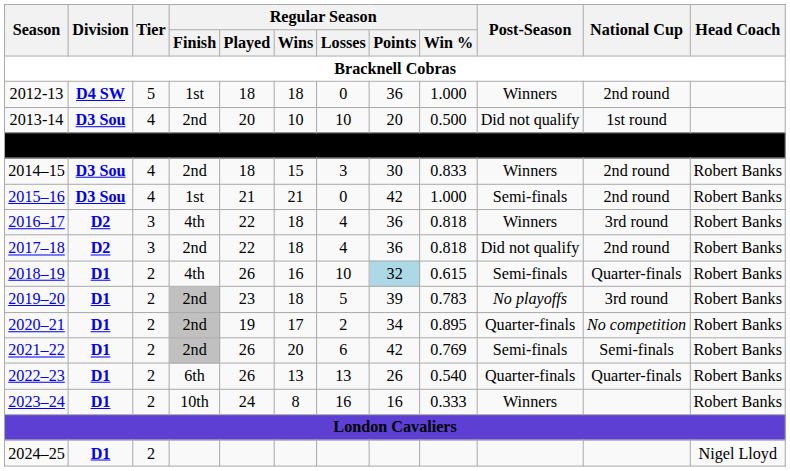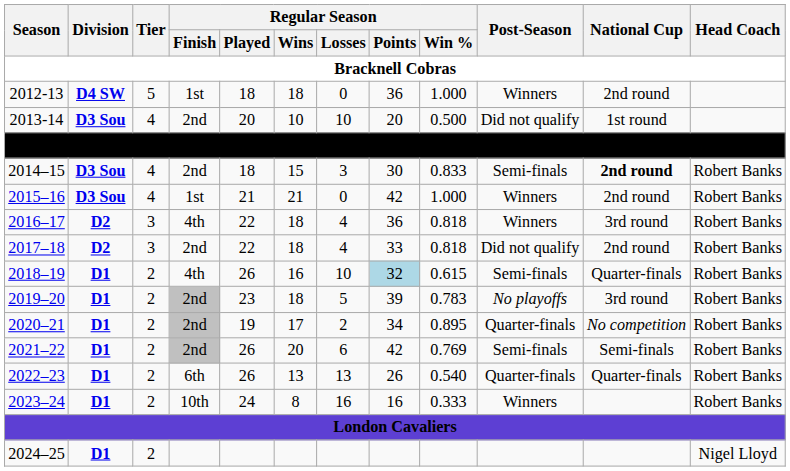(530, 171) Winners -> (530, 171) Semi-finals
(636, 171) normal -> (636, 171) bold
(530, 196) Semi-finals -> (530, 196) Winners
(395, 247) 36 -> (395, 247) 33
